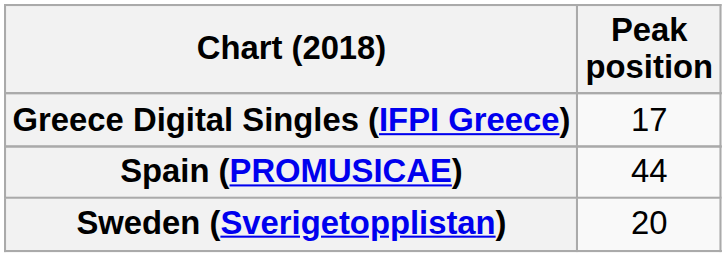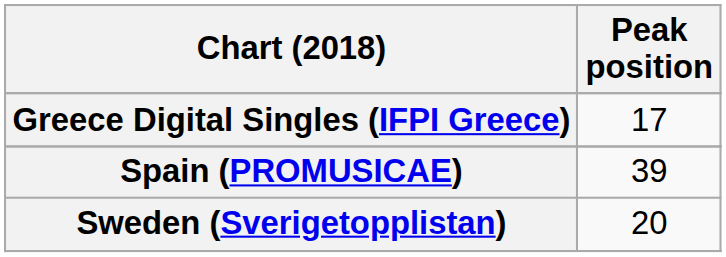(649, 171) 44 -> (649, 171) 39
